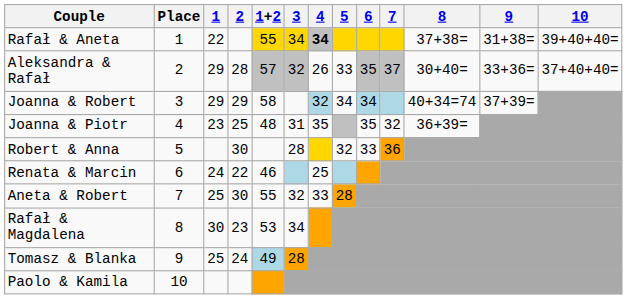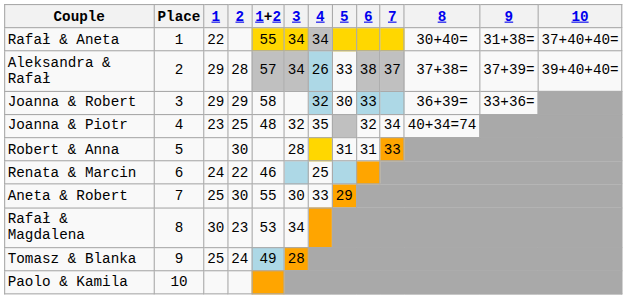(320, 40) bold -> (320, 40) normal
(442, 40) 37+38= -> (442, 40) 30+40=
(580, 40) 39+40+40= -> (580, 40) 37+40+40=
(296, 71) 32 -> (296, 71) 34
(320, 71) no background -> (320, 71) lightblue background
(368, 71) 35 -> (368, 71) 38
(442, 71) 30+40= -> (442, 71) 37+38=
(509, 71) 33+36= -> (509, 71) 37+39=
(580, 71) 37+40+40= -> (580, 71) 39+40+40=
(344, 103) 34 -> (344, 103) 30
(368, 103) 34 -> (368, 103) 33
(442, 103) 40+34=74 -> (442, 103) 36+39=
(509, 103) 37+39= -> (509, 103) 33+36=
(296, 126) 31 -> (296, 126) 32
(368, 126) 35 -> (368, 126) 32
(392, 126) 32 -> (392, 126) 34
(442, 126) 36+39= -> (442, 126) 40+34=74
(344, 149) 32 -> (344, 149) 31
(368, 149) 33 -> (368, 149) 31
(392, 149) 36 -> (392, 149) 33
(296, 196) 32 -> (296, 196) 30
(344, 196) 28 -> (344, 196) 29
